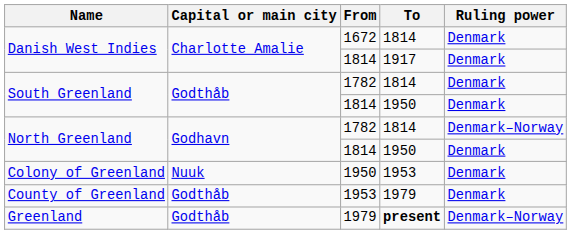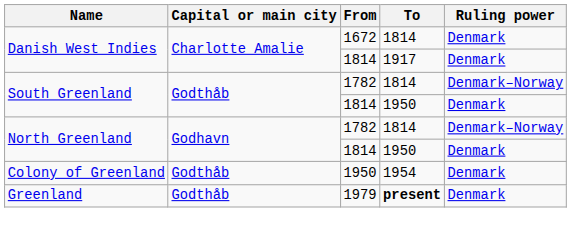(476, 83) Denmark -> (505, 83) Denmark–Norway
(188, 173) Nuuk -> (200, 173) Godthåb
(400, 173) 1953 -> (400, 173) 1954
- row: (86, 195)
(505, 218) Denmark–Norway -> (476, 195) Denmark
